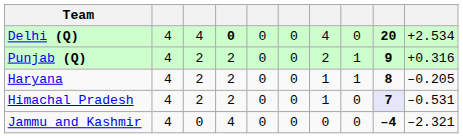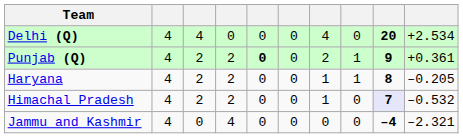(231, 37) bold -> (231, 37) normal
(262, 58) normal -> (262, 58) bold
(431, 58) +0.316 -> (431, 58) +0.361
(431, 101) –0.531 -> (431, 101) –0.532
